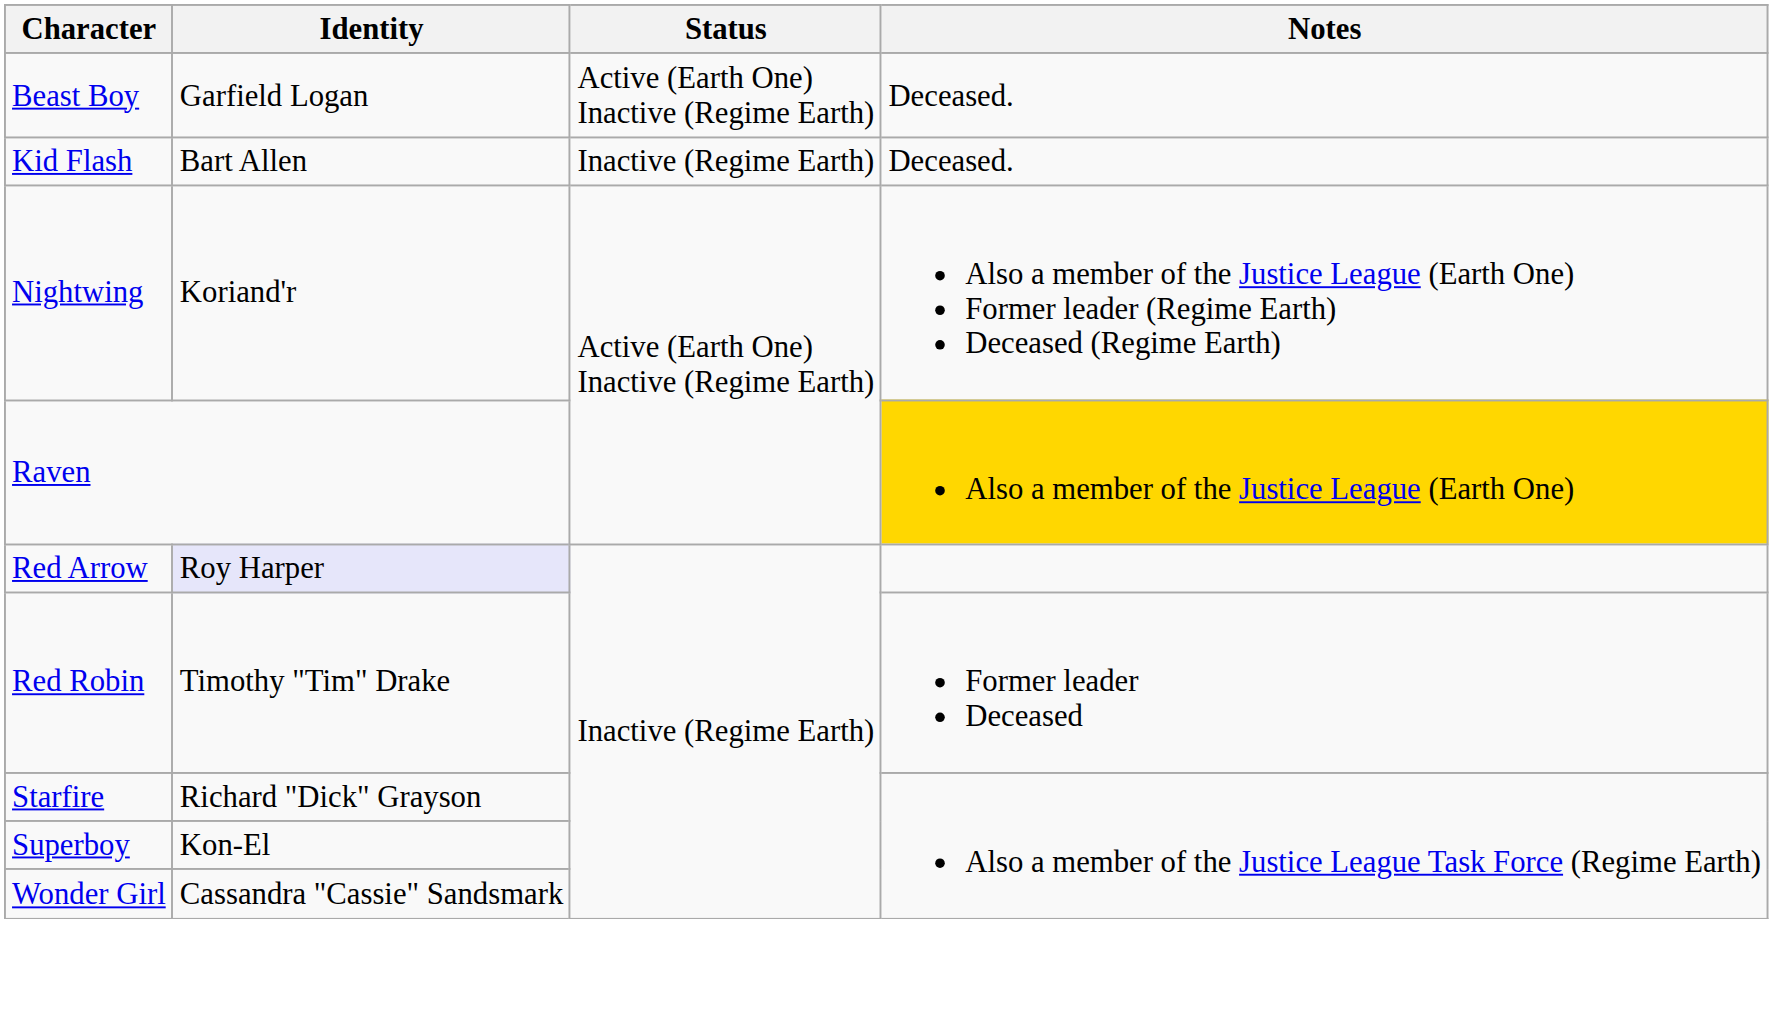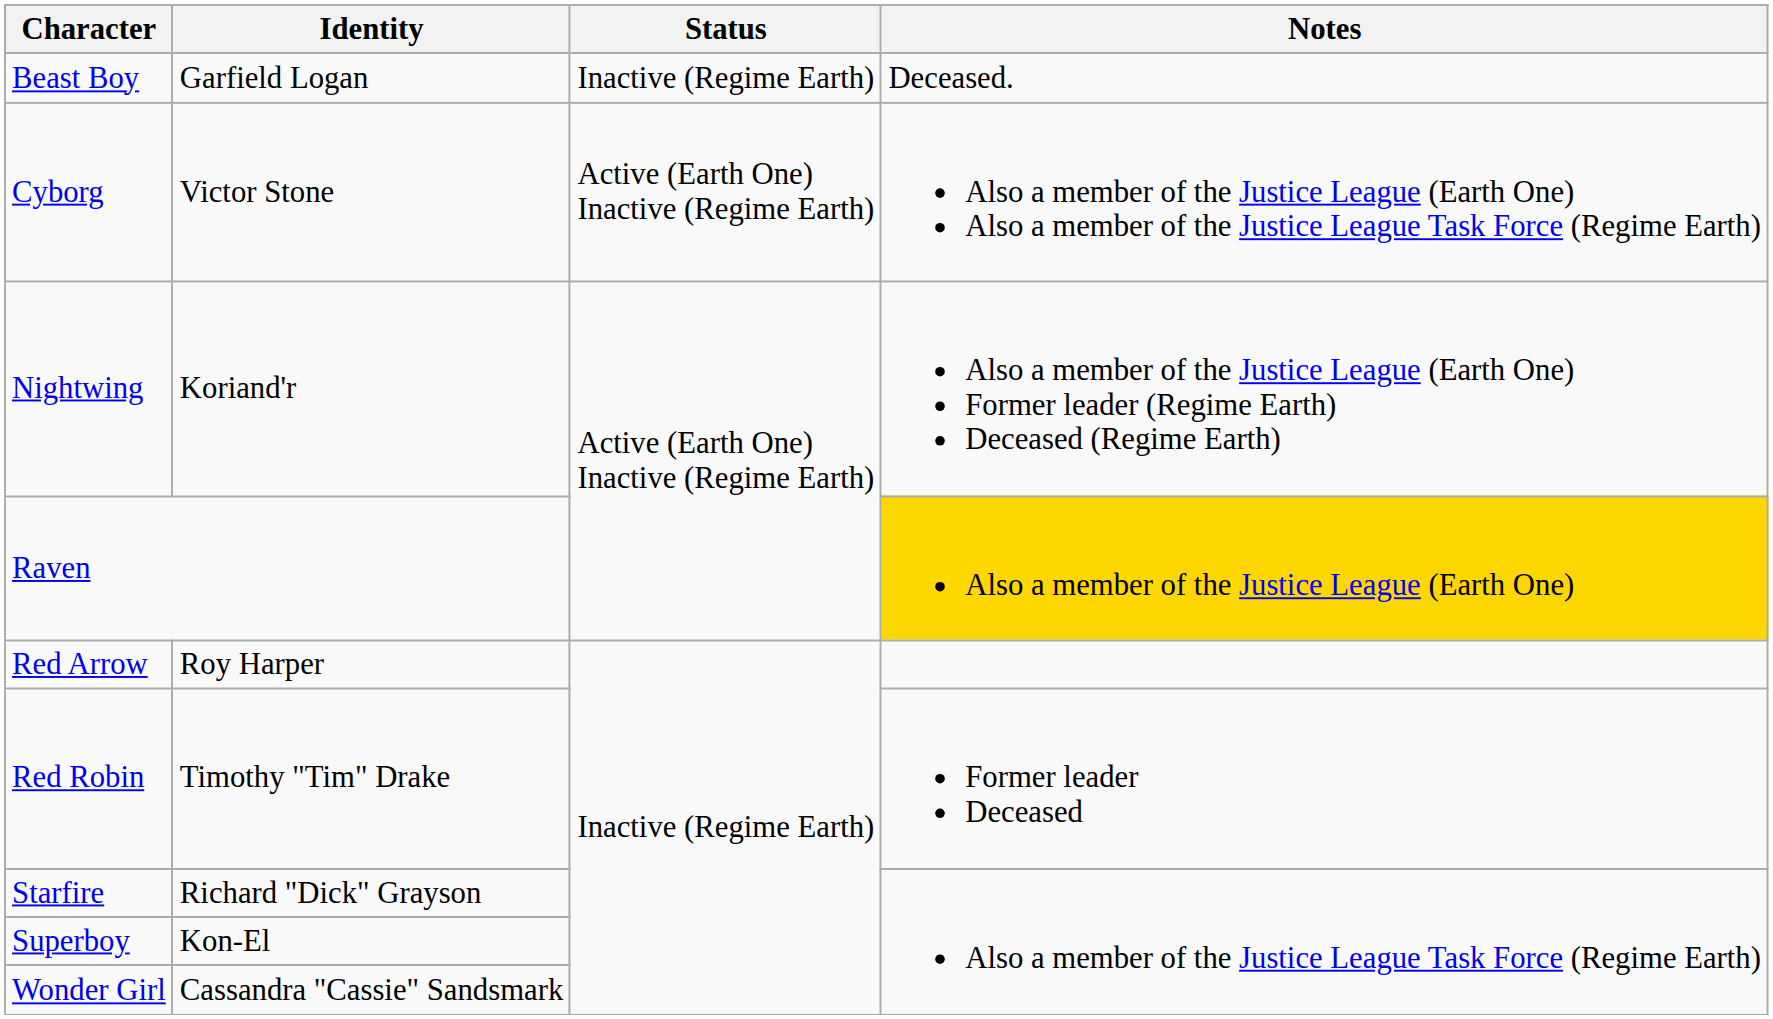(726, 94) Active (Earth One) Inactive (Regime Earth) -> (726, 77) Inactive (Regime Earth)
+ row: (58, 191)
- row: (72, 160)
(252, 568) lavender background -> (252, 664) no background
